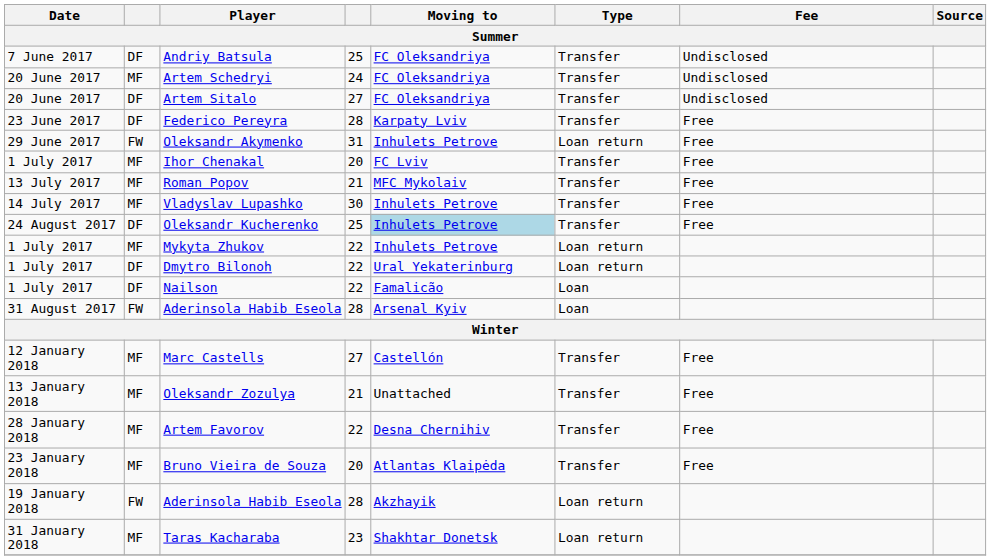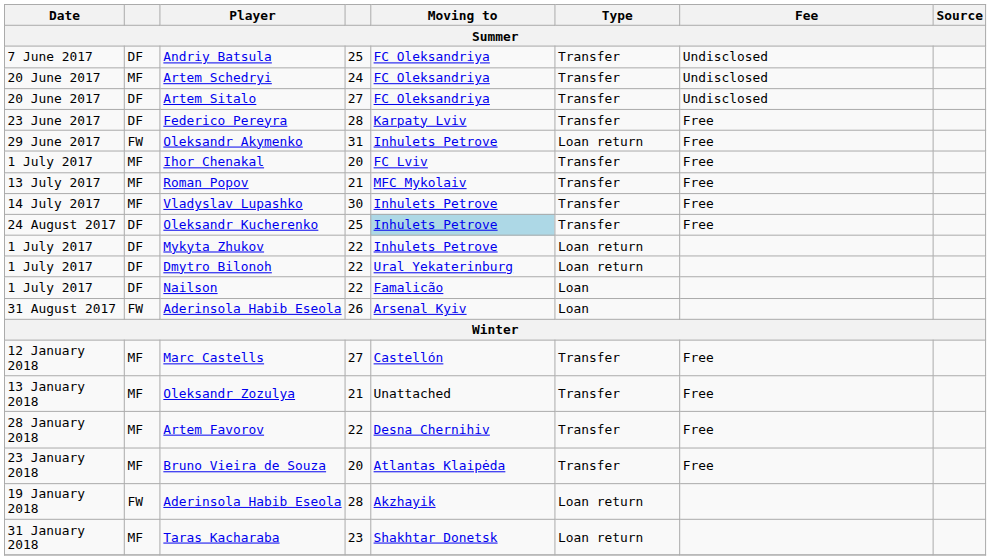(135, 246) MF -> (135, 246) DF
(355, 309) 28 -> (355, 309) 26
